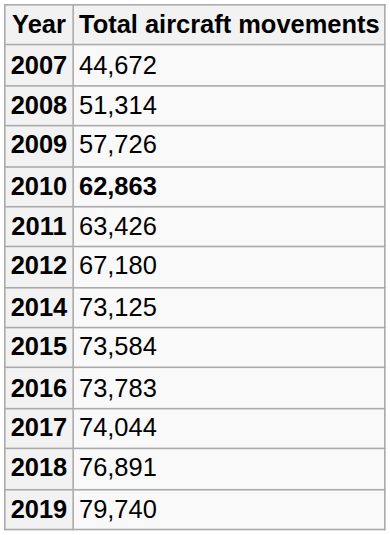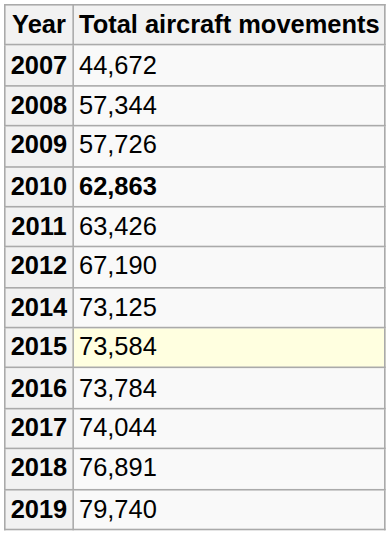(118, 105) 51,314 -> (118, 105) 57,344
(118, 266) 67,180 -> (118, 266) 67,190
(118, 347) no background -> (118, 347) lightyellow background
(118, 387) 73,783 -> (118, 387) 73,784
